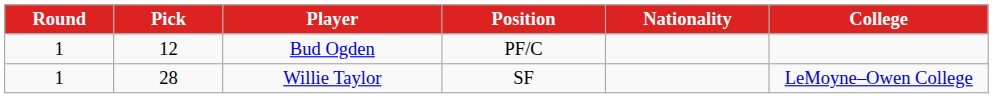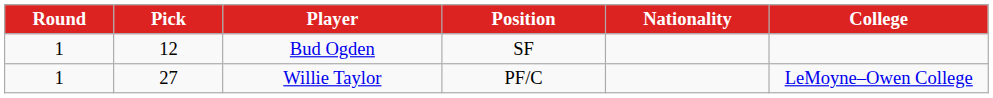(524, 48) PF/C -> (524, 48) SF
(168, 78) 28 -> (168, 78) 27
(524, 78) SF -> (524, 78) PF/C
